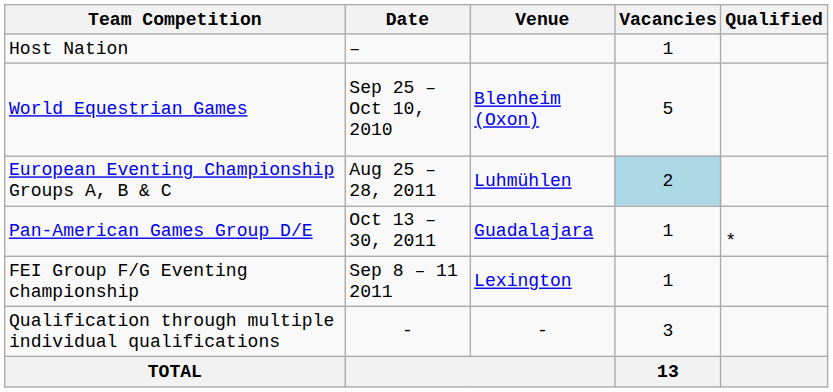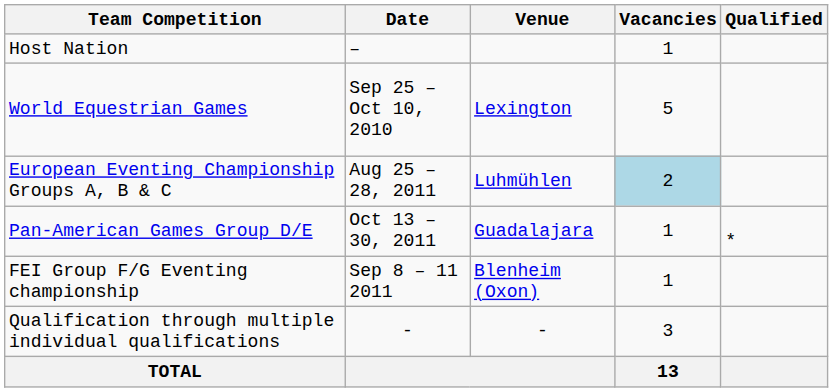(518, 110) Blenheim (Oxon) -> (523, 110) Lexington
(523, 281) Lexington -> (518, 281) Blenheim (Oxon)
